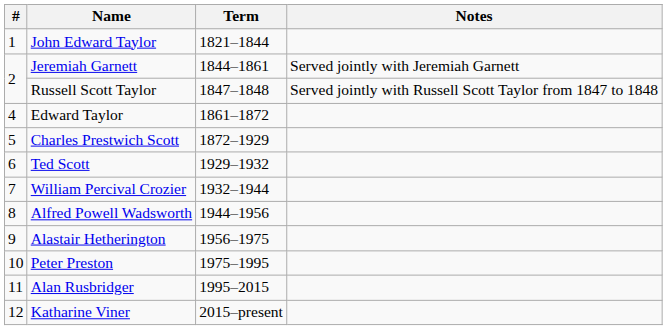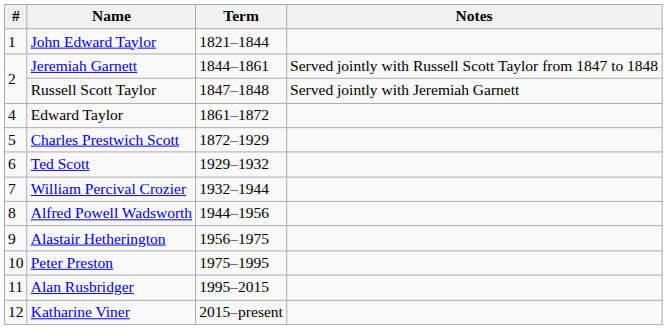(405, 66) Served jointly with Jeremiah Garnett -> (474, 66) Served jointly with Russell Scott Taylor from 1847 to 1848
(474, 90) Served jointly with Russell Scott Taylor from 1847 to 1848 -> (405, 90) Served jointly with Jeremiah Garnett
